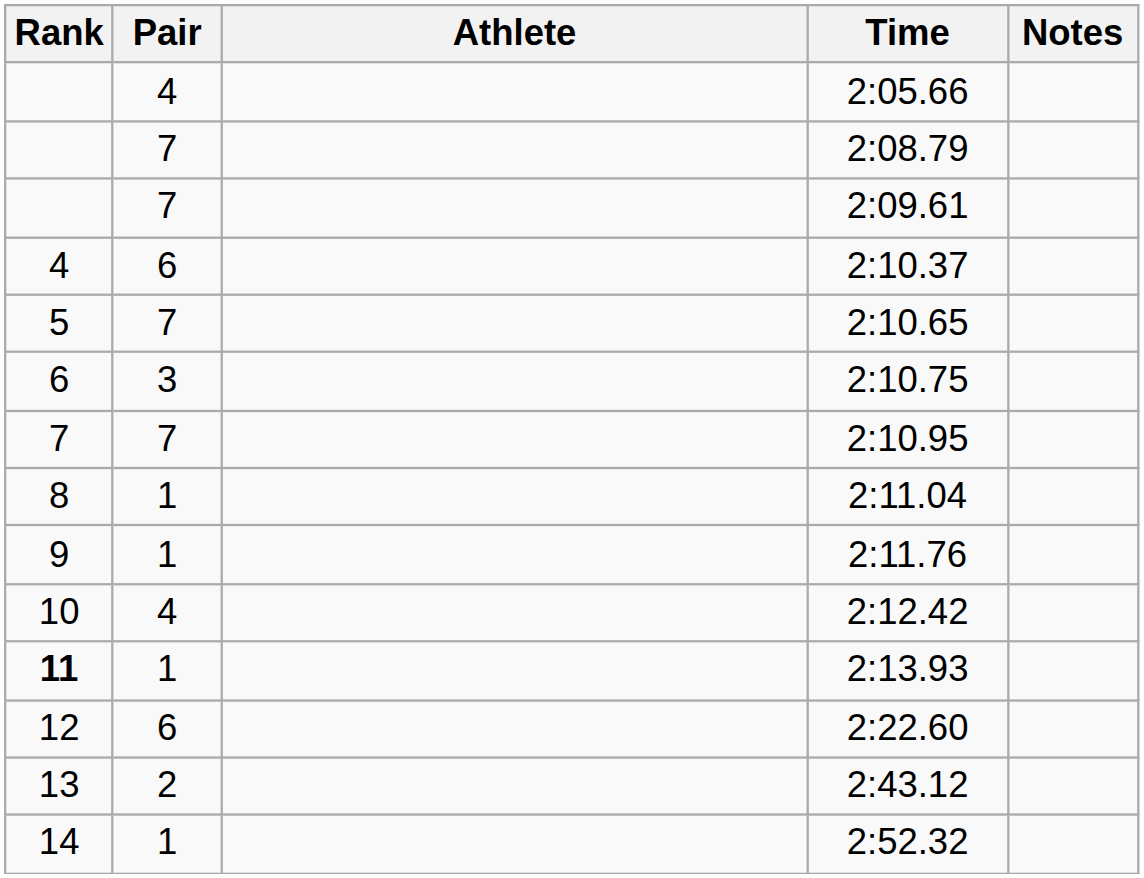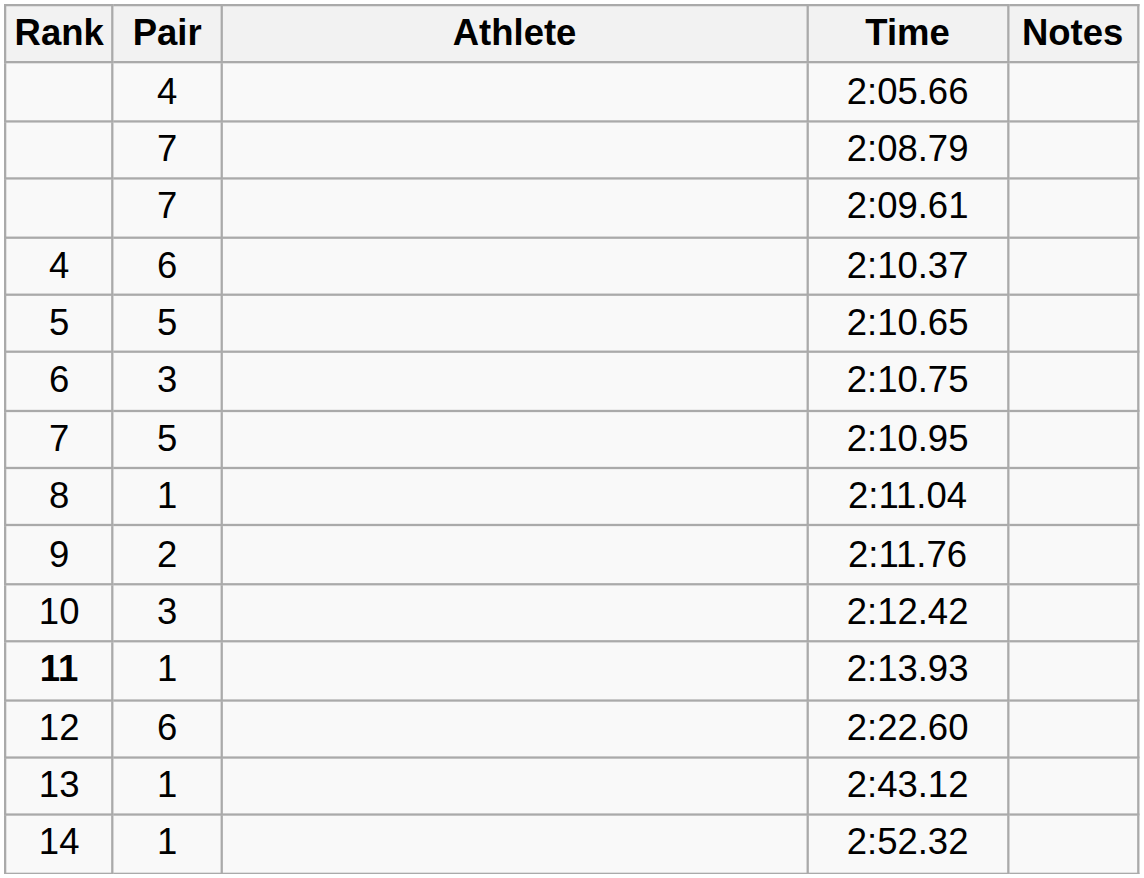(167, 322) 7 -> (167, 322) 5
(167, 438) 7 -> (167, 438) 5
(167, 554) 1 -> (167, 554) 2
(167, 611) 4 -> (167, 611) 3
(167, 785) 2 -> (167, 785) 1
